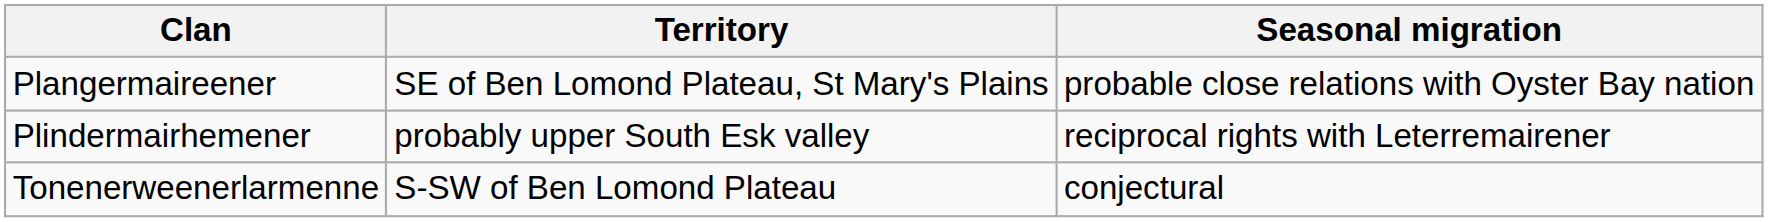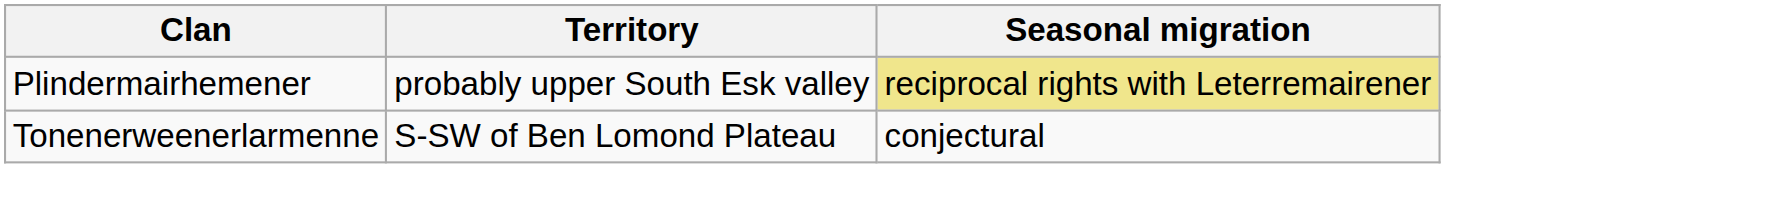- row: (144, 83)
(1337, 135) no background -> (1158, 83) khaki background
